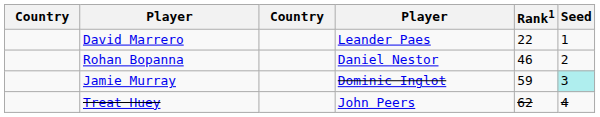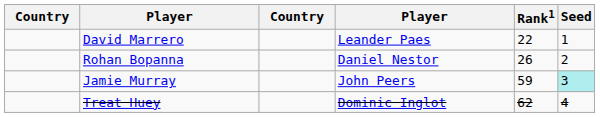(525, 60) 46 -> (525, 60) 26
(392, 81) Dominic Inglot -> (377, 81) John Peers
(377, 102) John Peers -> (392, 102) Dominic Inglot
